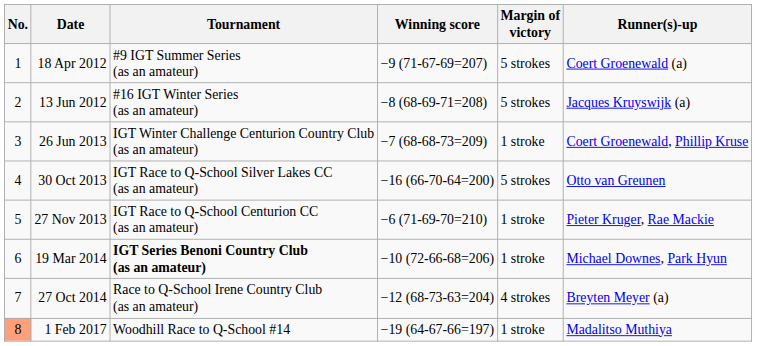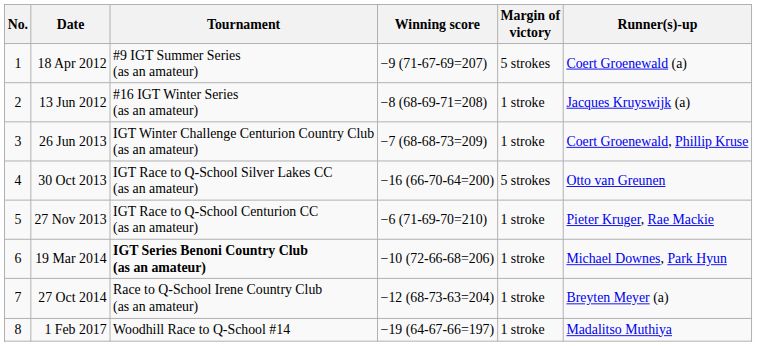(525, 102) 5 strokes -> (523, 102) 1 stroke
(525, 298) 4 strokes -> (523, 298) 1 stroke
(18, 329) lightsalmon background -> (18, 329) no background
